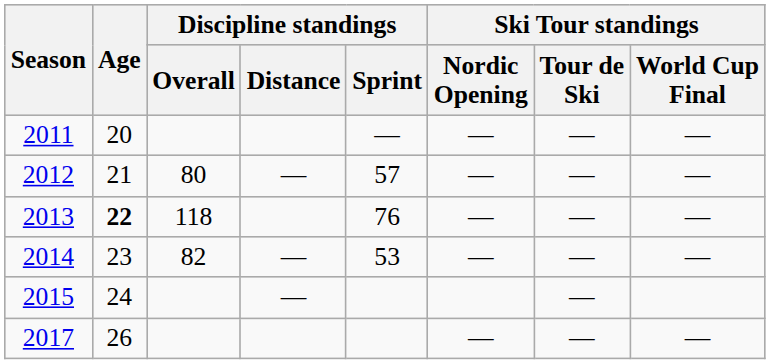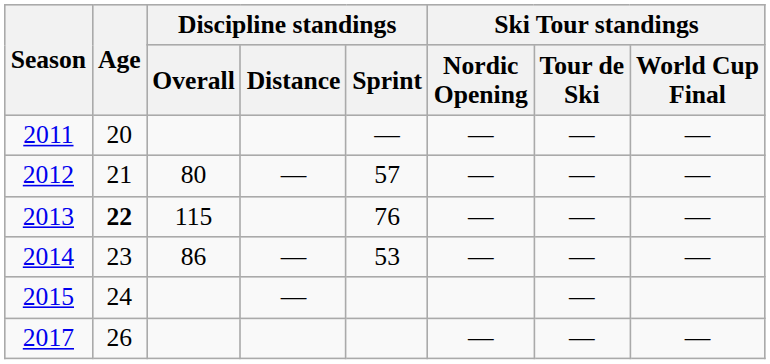(194, 216) 118 -> (194, 216) 115
(194, 256) 82 -> (194, 256) 86
